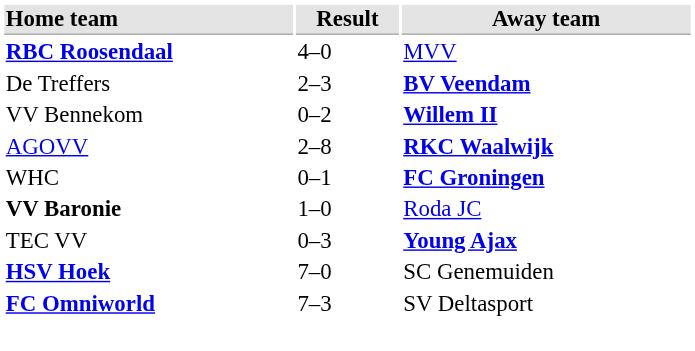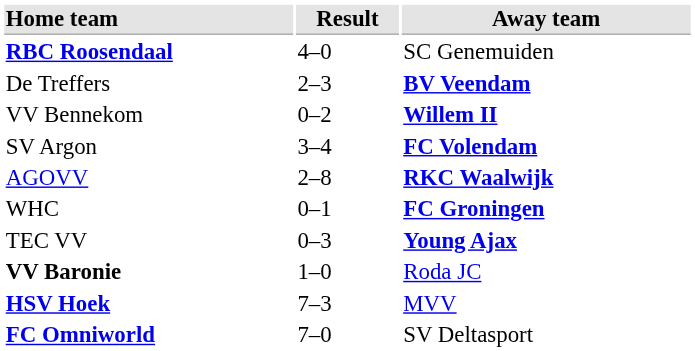(430, 51) MVV -> (479, 51) SC Genemuiden
+ row: (51, 146)
rows swapped: (46, 240) <-> (63, 209)
(315, 272) 7–0 -> (315, 303) 7–3
(479, 272) SC Genemuiden -> (430, 303) MVV
(315, 303) 7–3 -> (315, 334) 7–0
